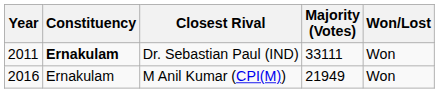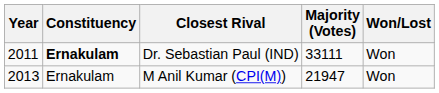(24, 76) 2016 -> (24, 76) 2013
(325, 76) 21949 -> (325, 76) 21947
